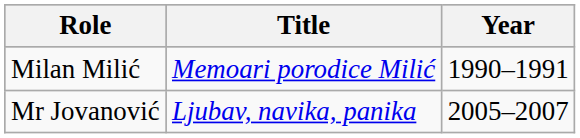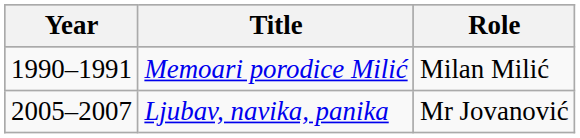columns swapped: (508, 25) <-> (85, 25)
